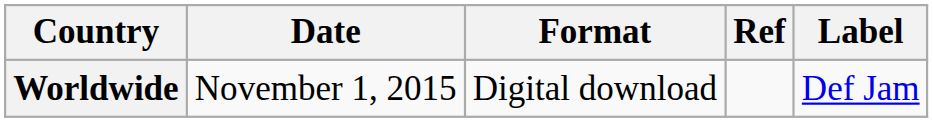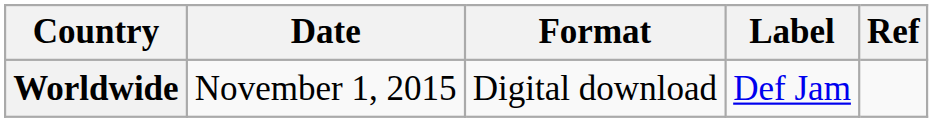columns swapped: (861, 32) <-> (759, 32)
